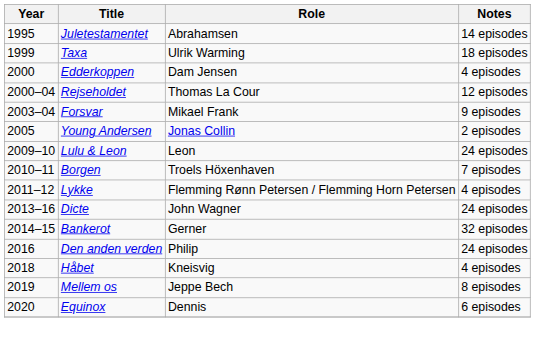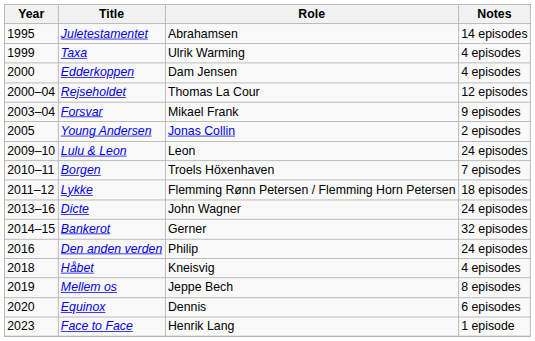(494, 53) 18 episodes -> (491, 53) 4 episodes
(491, 190) 4 episodes -> (494, 190) 18 episodes
+ row: (97, 326)
